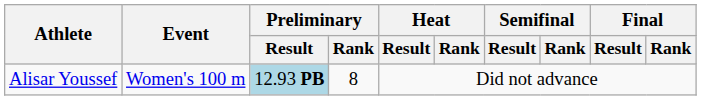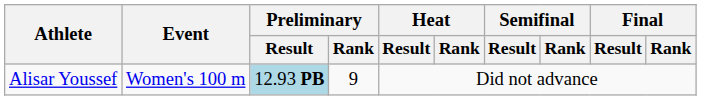(353, 79) 8 -> (353, 79) 9
